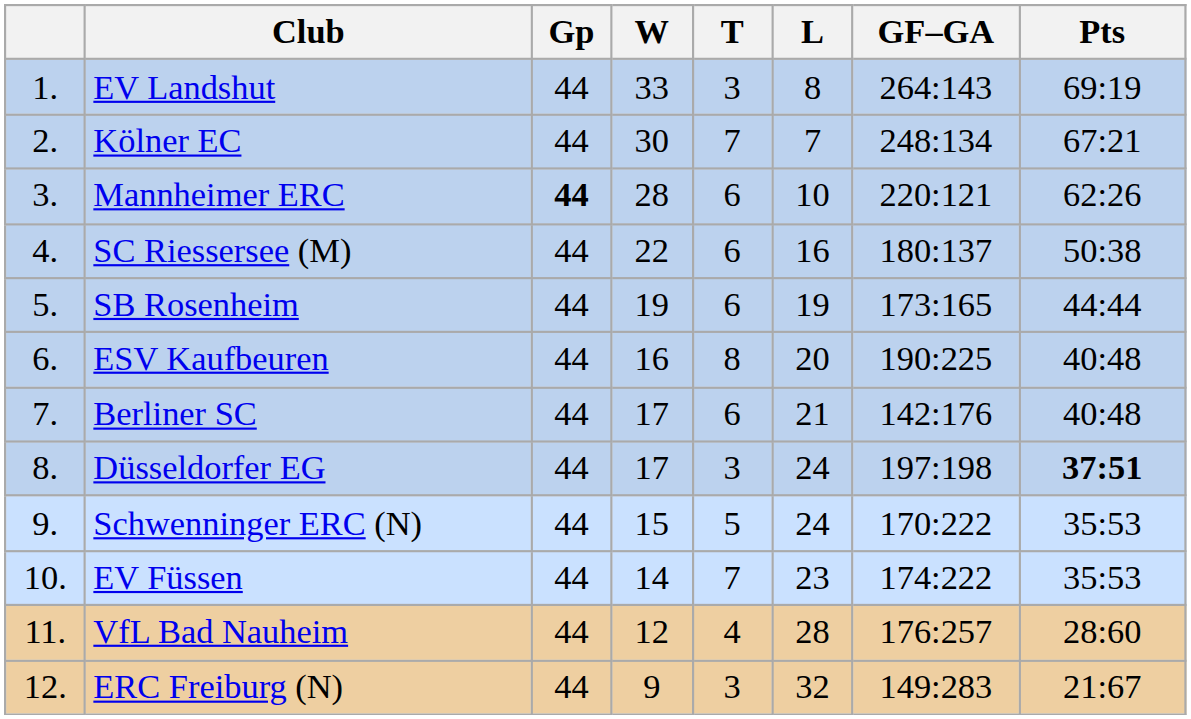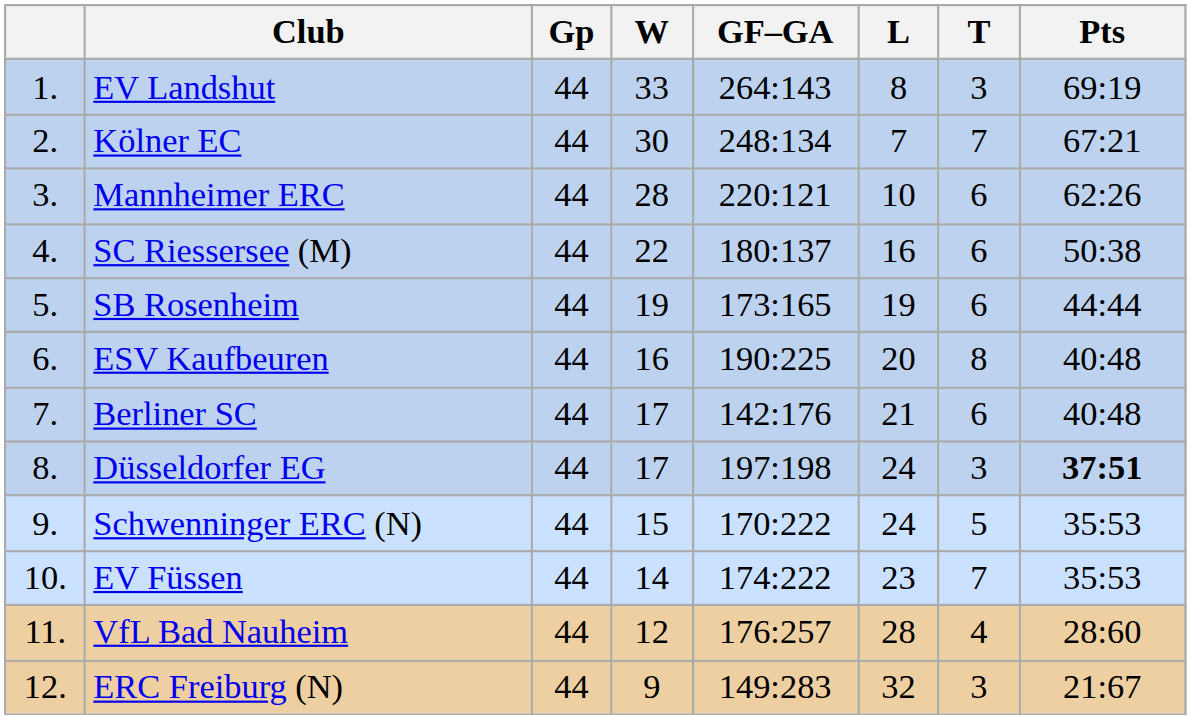columns swapped: (732, 31) <-> (936, 31)
(571, 195) bold -> (571, 195) normal
